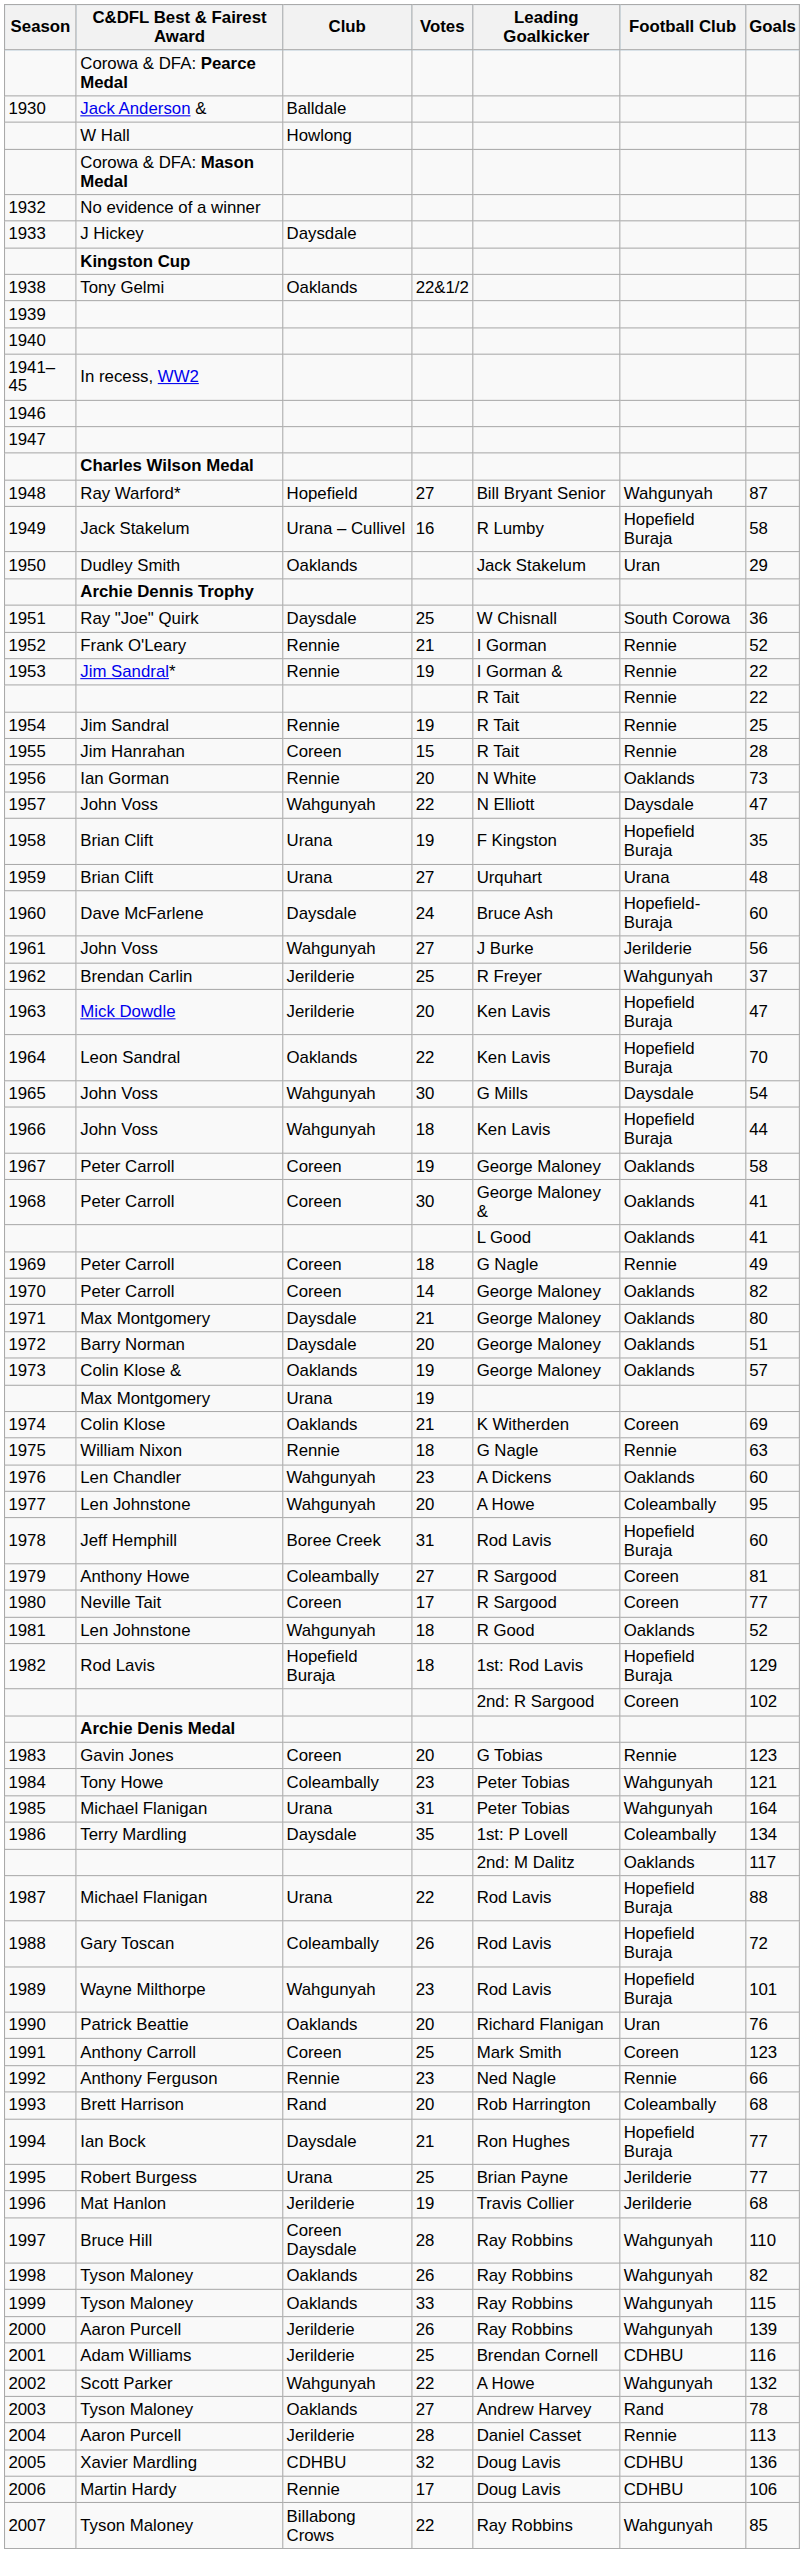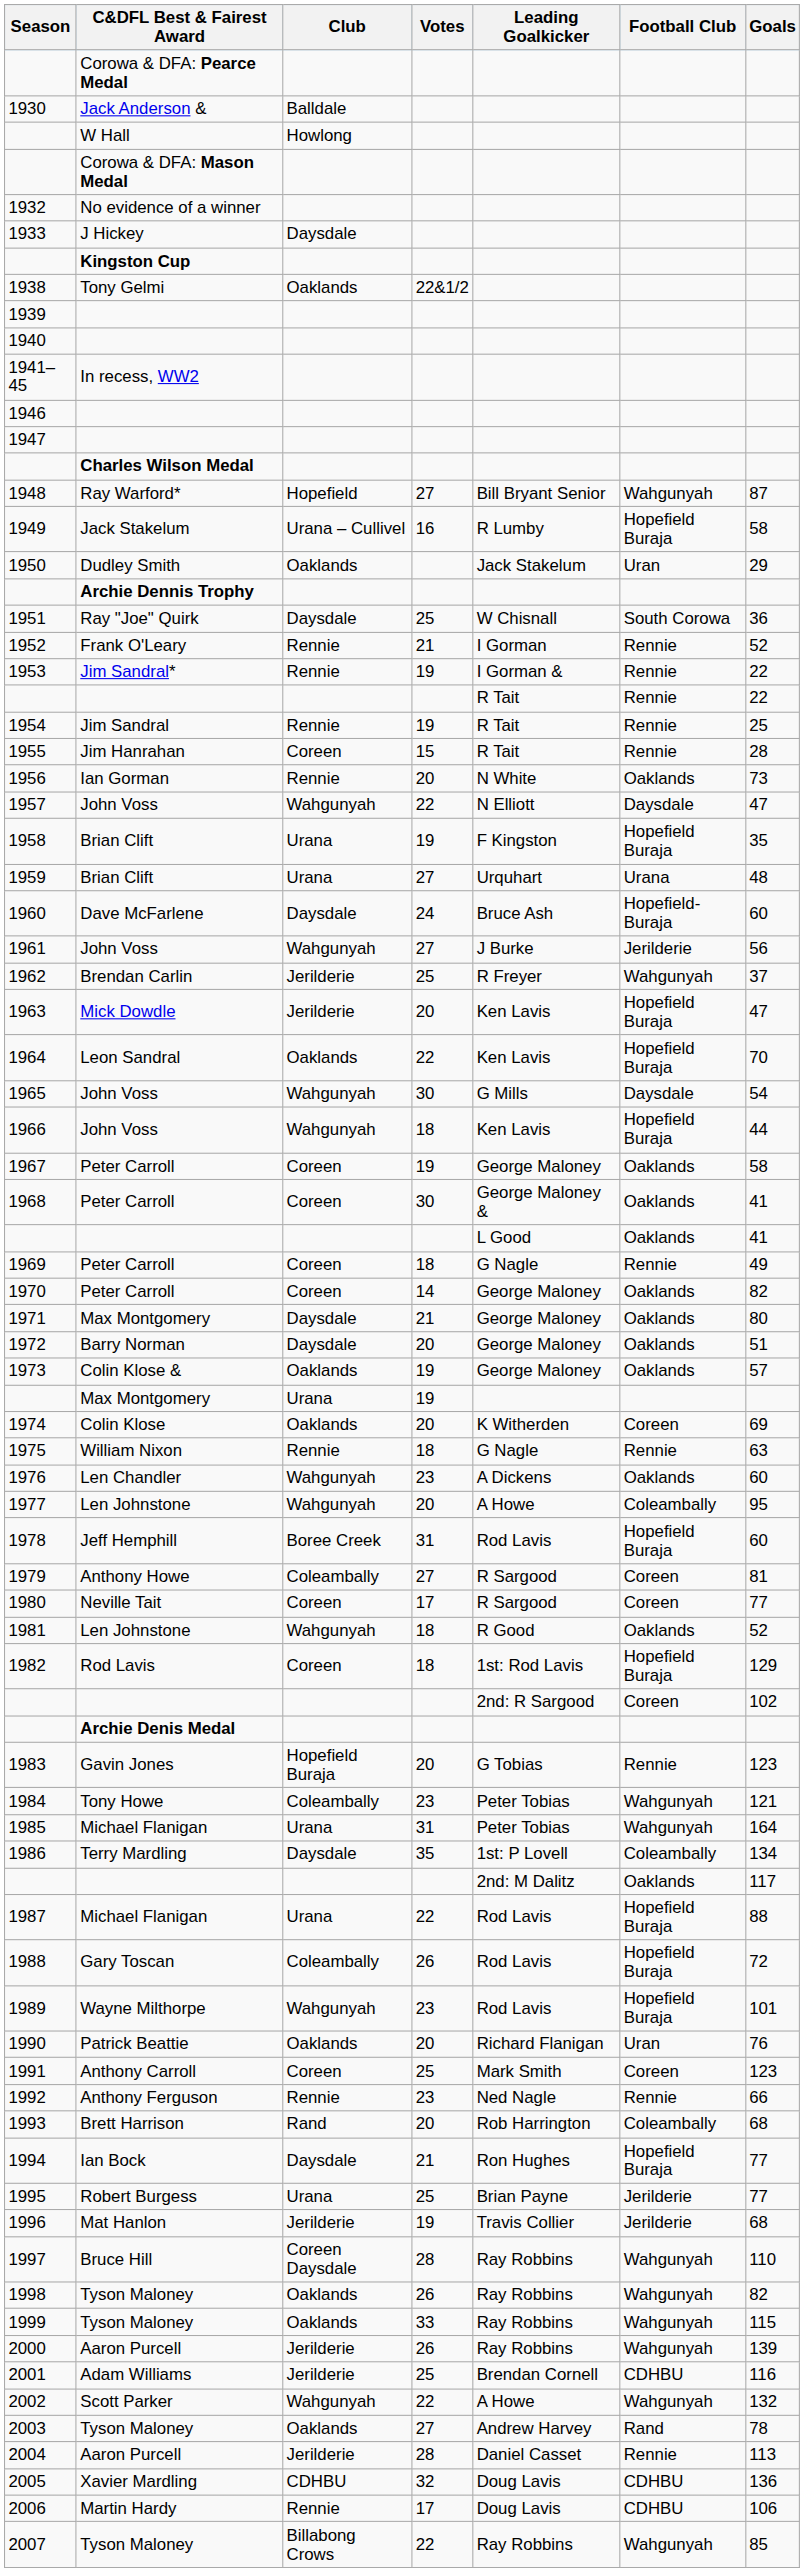(425, 1424) 21 -> (425, 1424) 20
(322, 1666) Hopefield Buraja -> (314, 1666) Coreen
(314, 1755) Coreen -> (322, 1765) Hopefield Buraja
